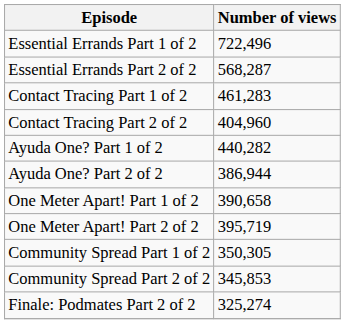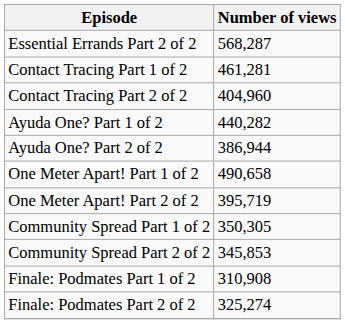- row: (102, 43)
(245, 95) 461,283 -> (245, 69) 461,281
(245, 200) 390,658 -> (245, 174) 490,658
+ row: (102, 278)
